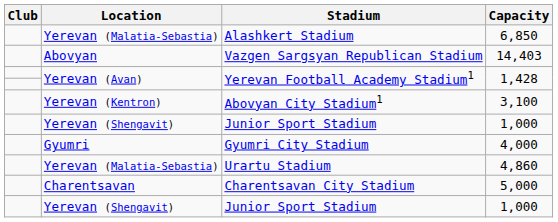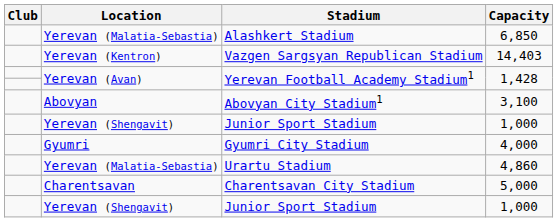(70, 56) Abovyan -> (103, 56) Yerevan (Kentron)
(103, 102) Yerevan (Kentron) -> (70, 102) Abovyan
